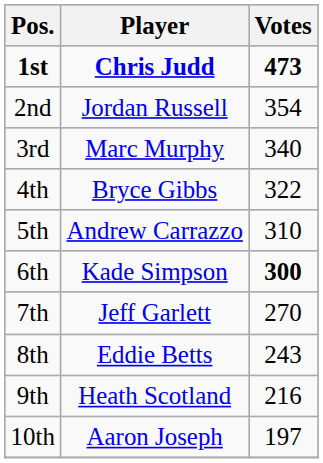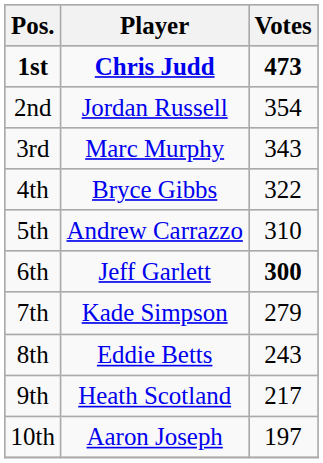(283, 148) 340 -> (283, 148) 343
(155, 271) Kade Simpson -> (155, 271) Jeff Garlett
(155, 312) Jeff Garlett -> (155, 312) Kade Simpson
(283, 312) 270 -> (283, 312) 279
(283, 395) 216 -> (283, 395) 217
